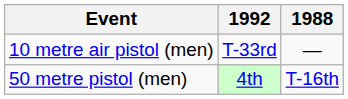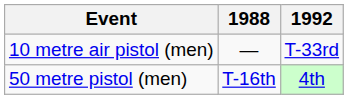columns swapped: (312, 19) <-> (250, 19)
